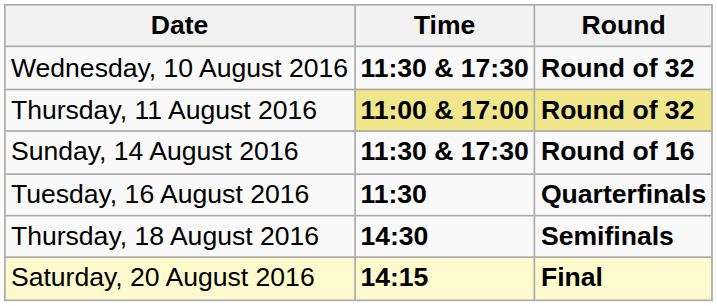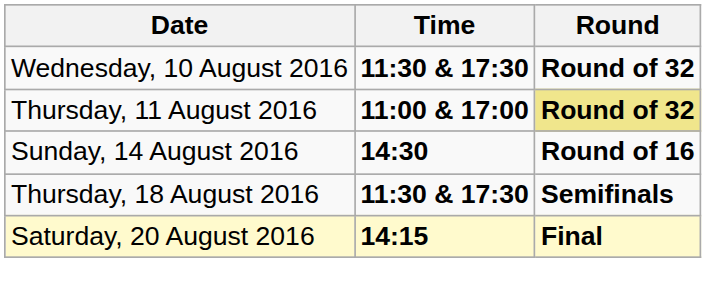(445, 109) khaki background -> (445, 109) no background
(445, 151) 11:30 & 17:30 -> (394, 151) 14:30
- row: (160, 194)
(394, 236) 14:30 -> (445, 194) 11:30 & 17:30
